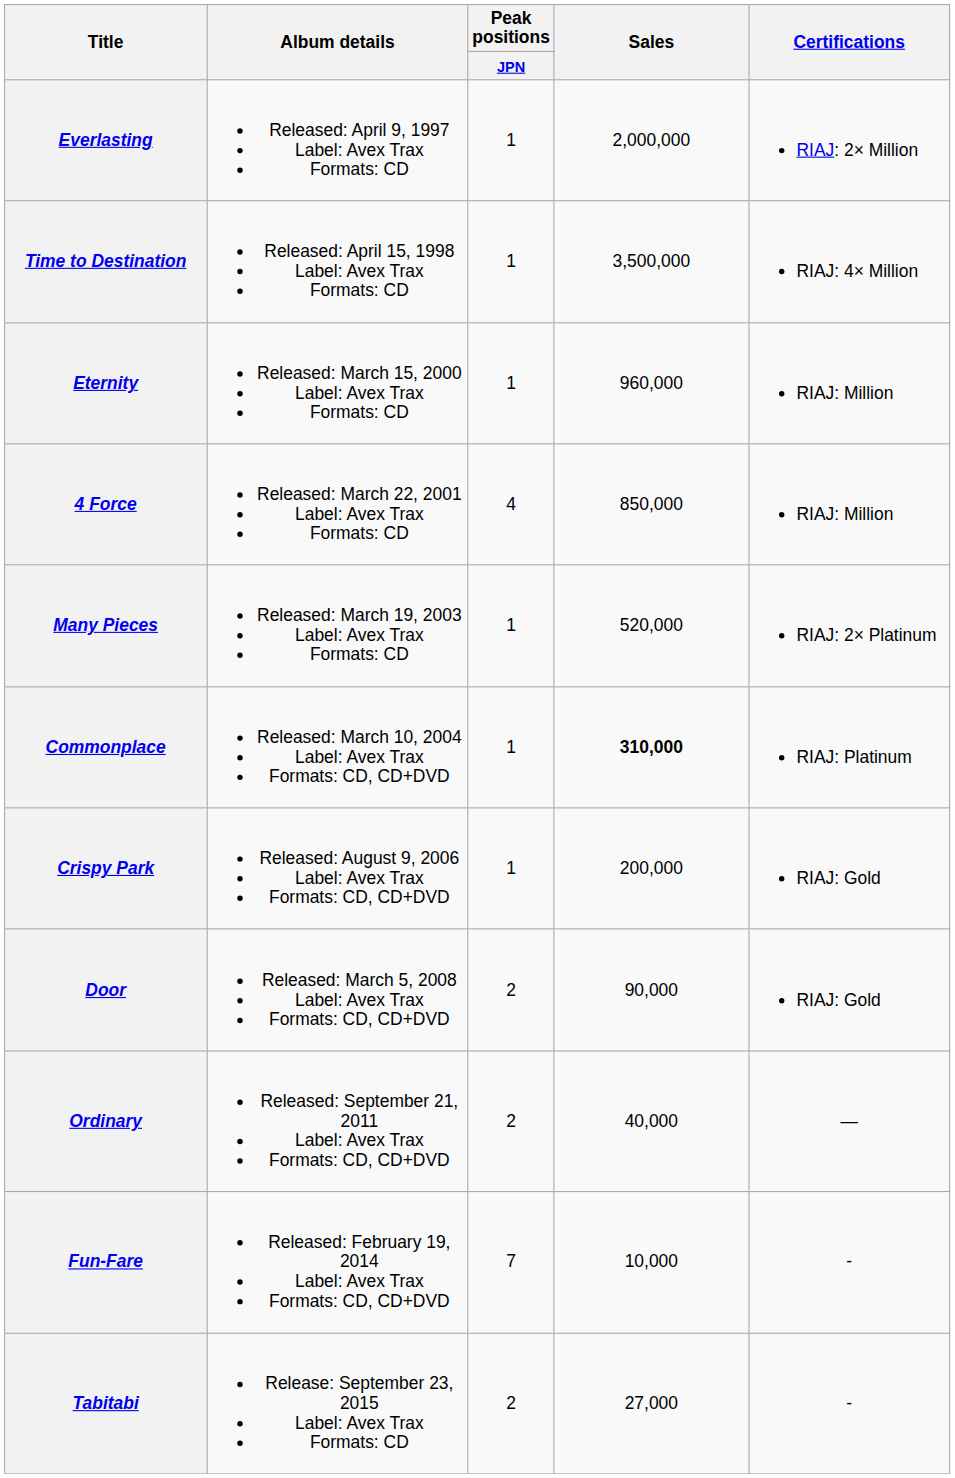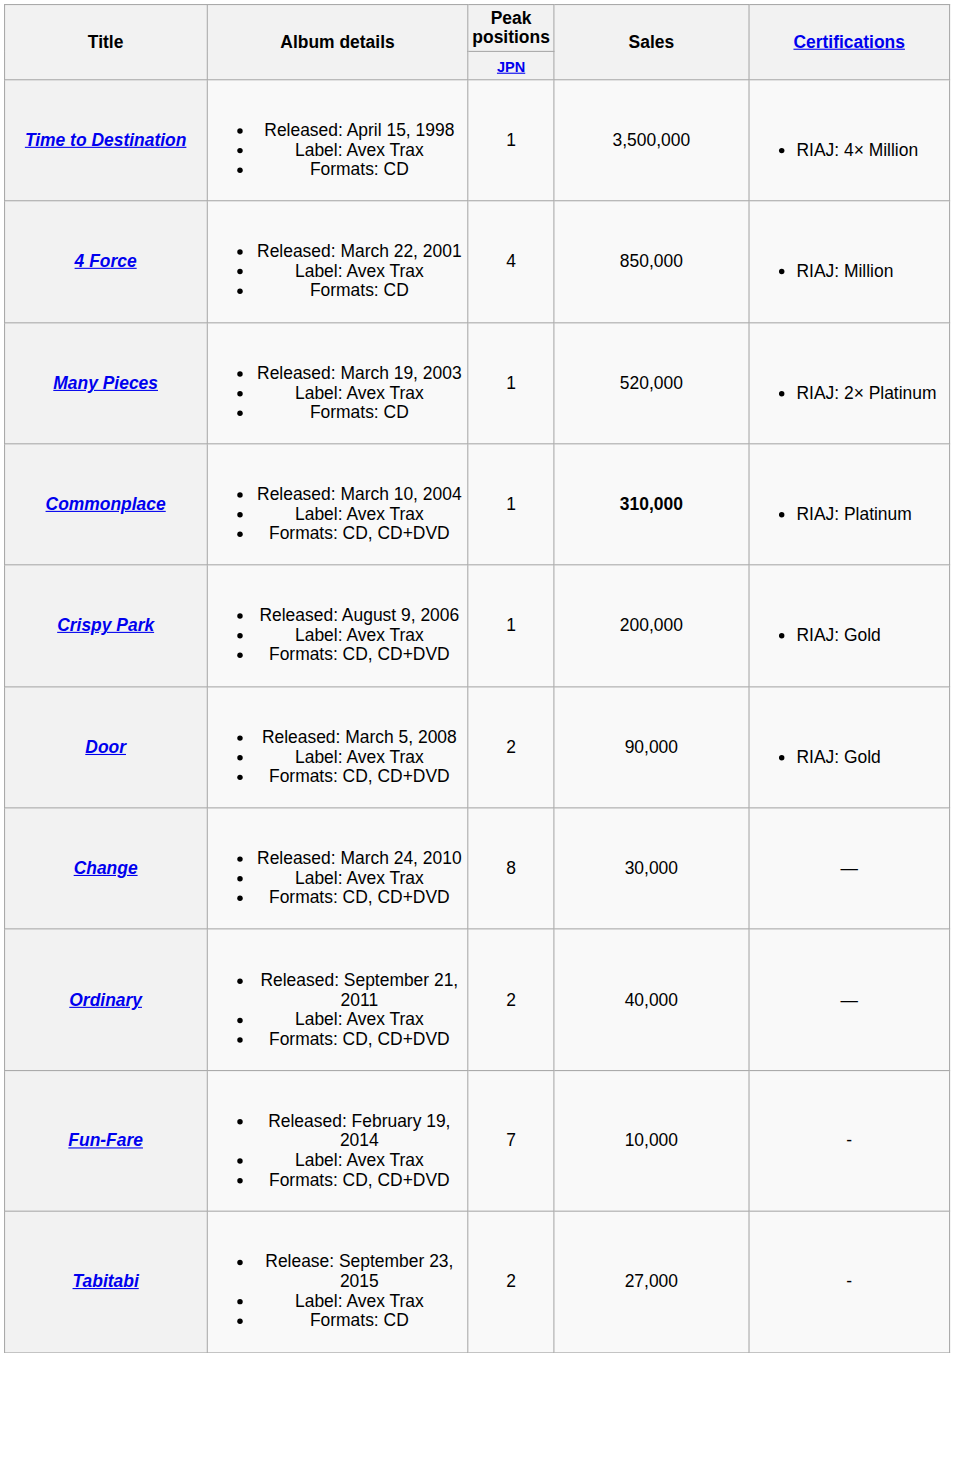- row: (106, 140)
- row: (106, 382)
+ row: (106, 868)
